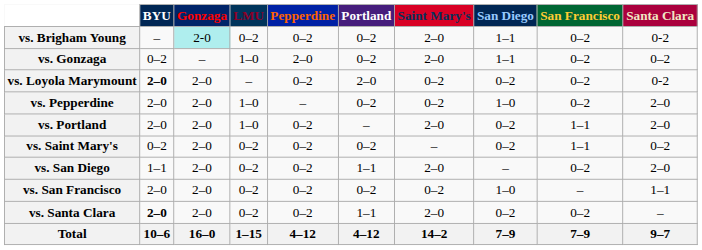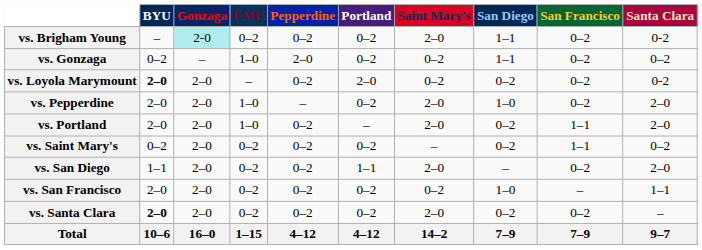(434, 59) 2–0 -> (434, 59) 0–2
(434, 103) 0–2 -> (434, 103) 2–0
(366, 212) 1–1 -> (366, 212) 0–2
